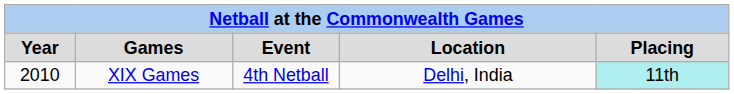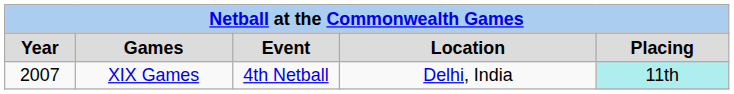(40, 76) 2010 -> (40, 76) 2007
